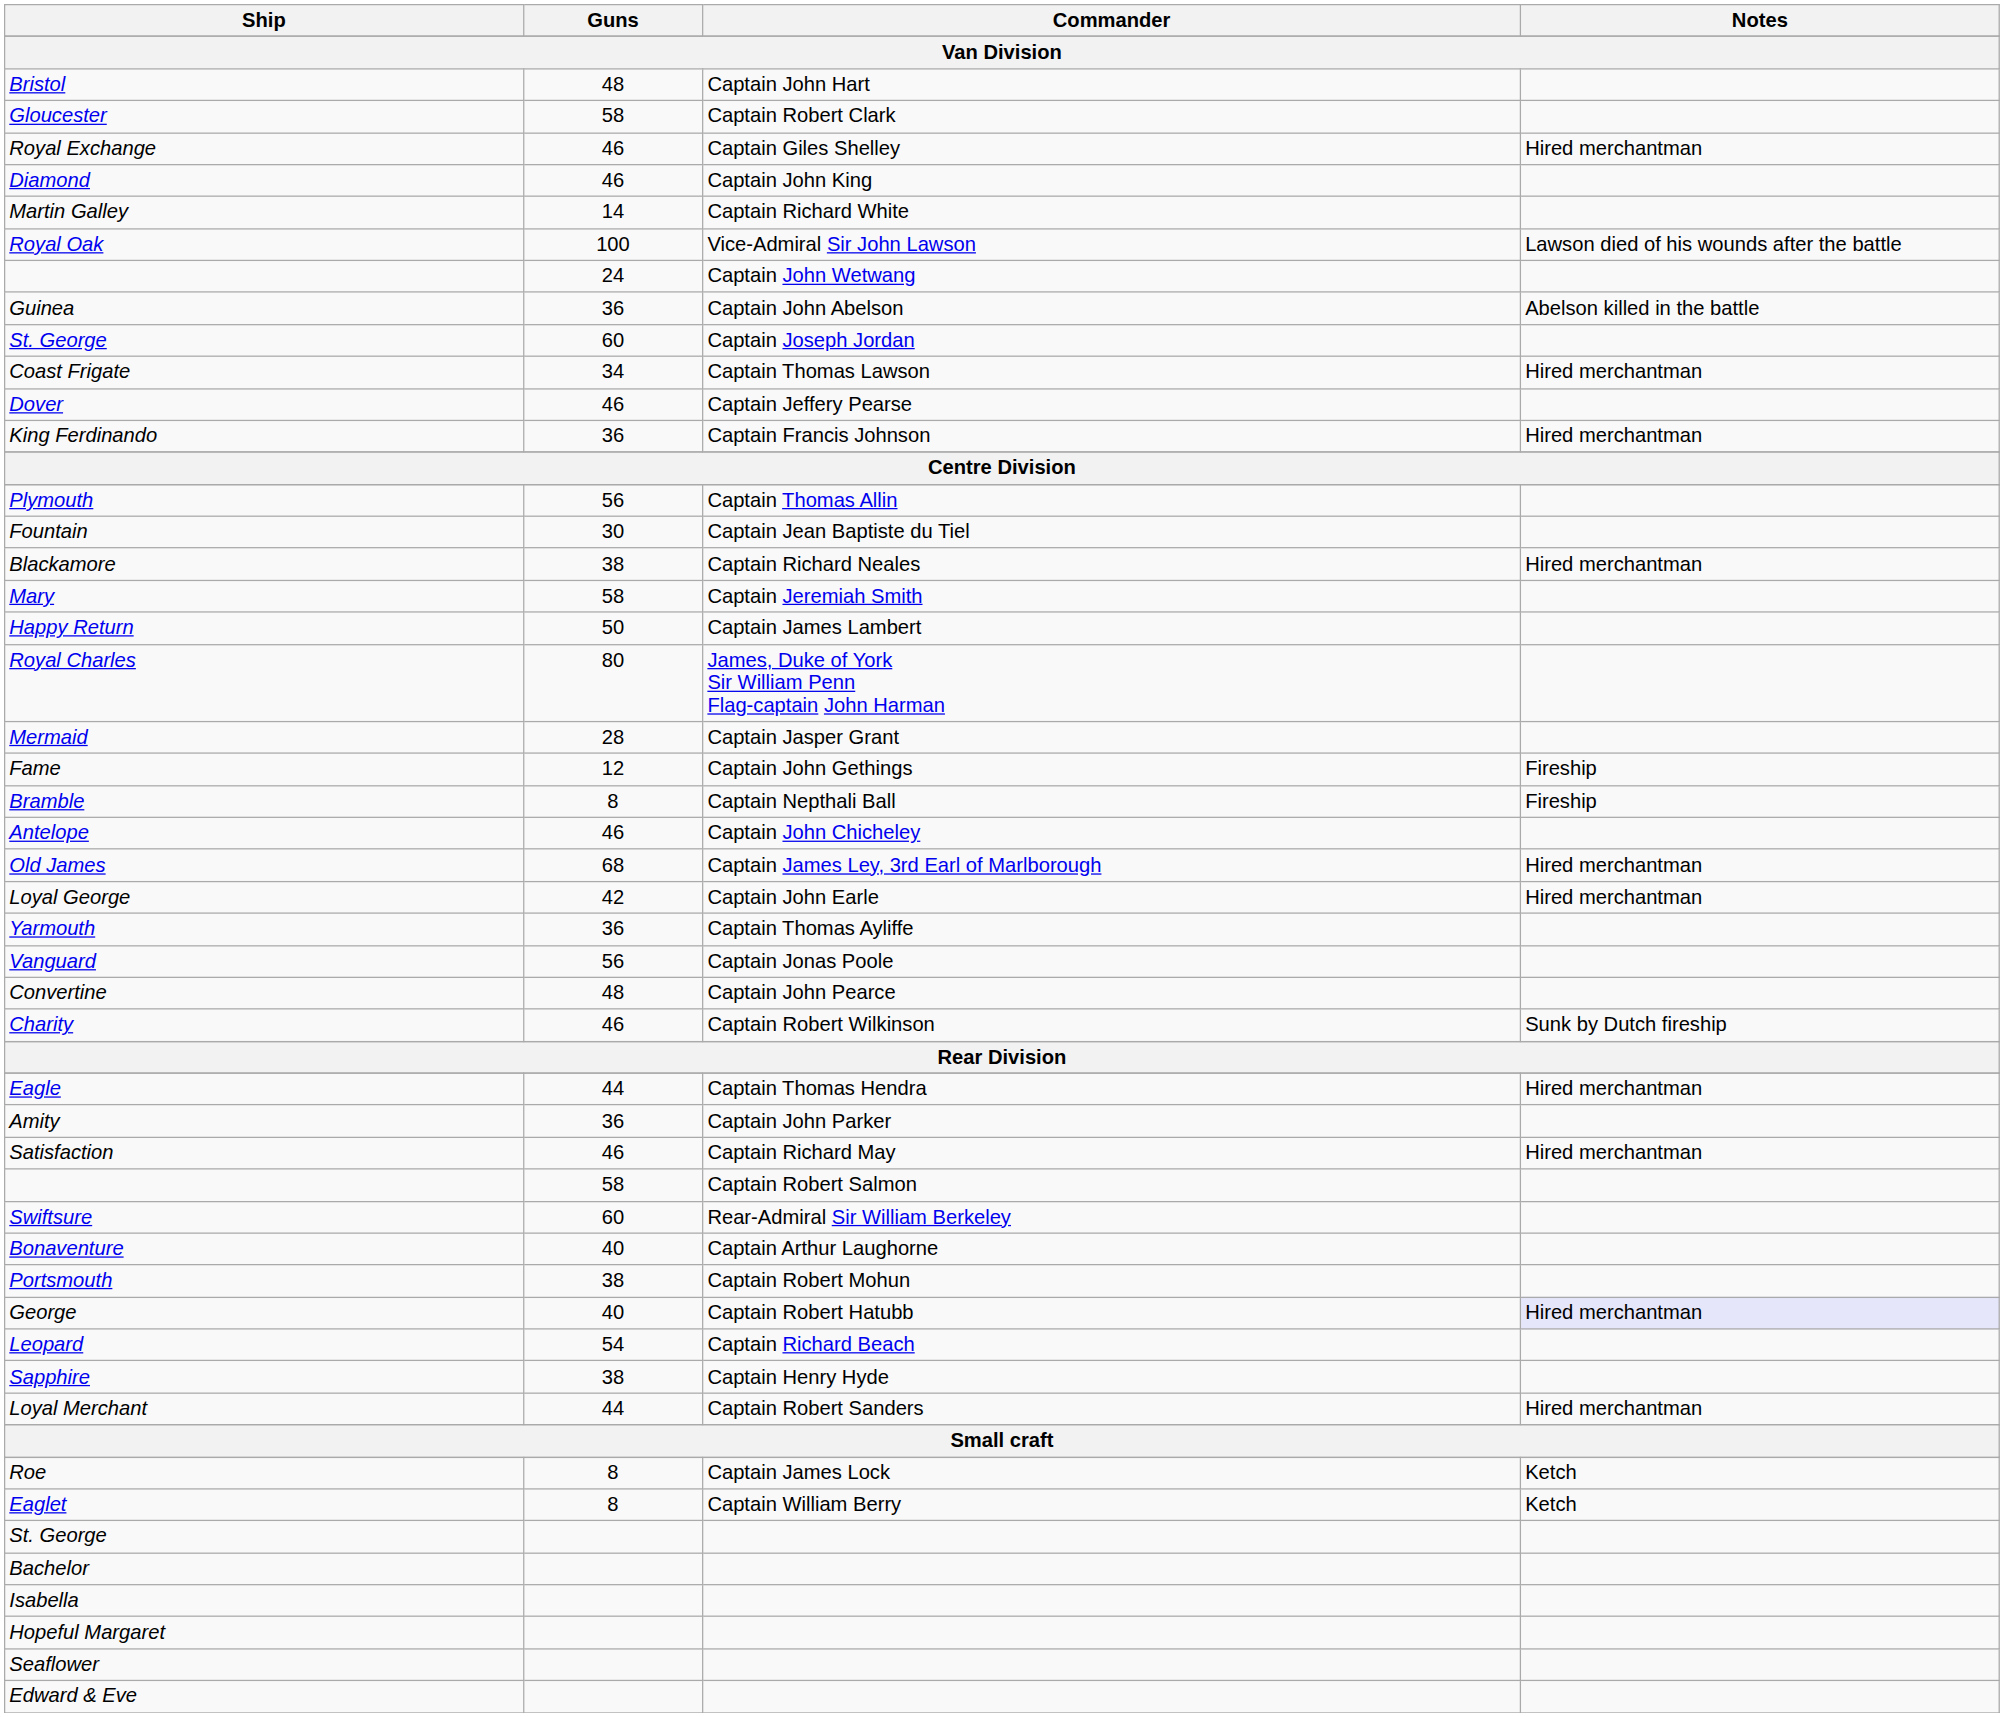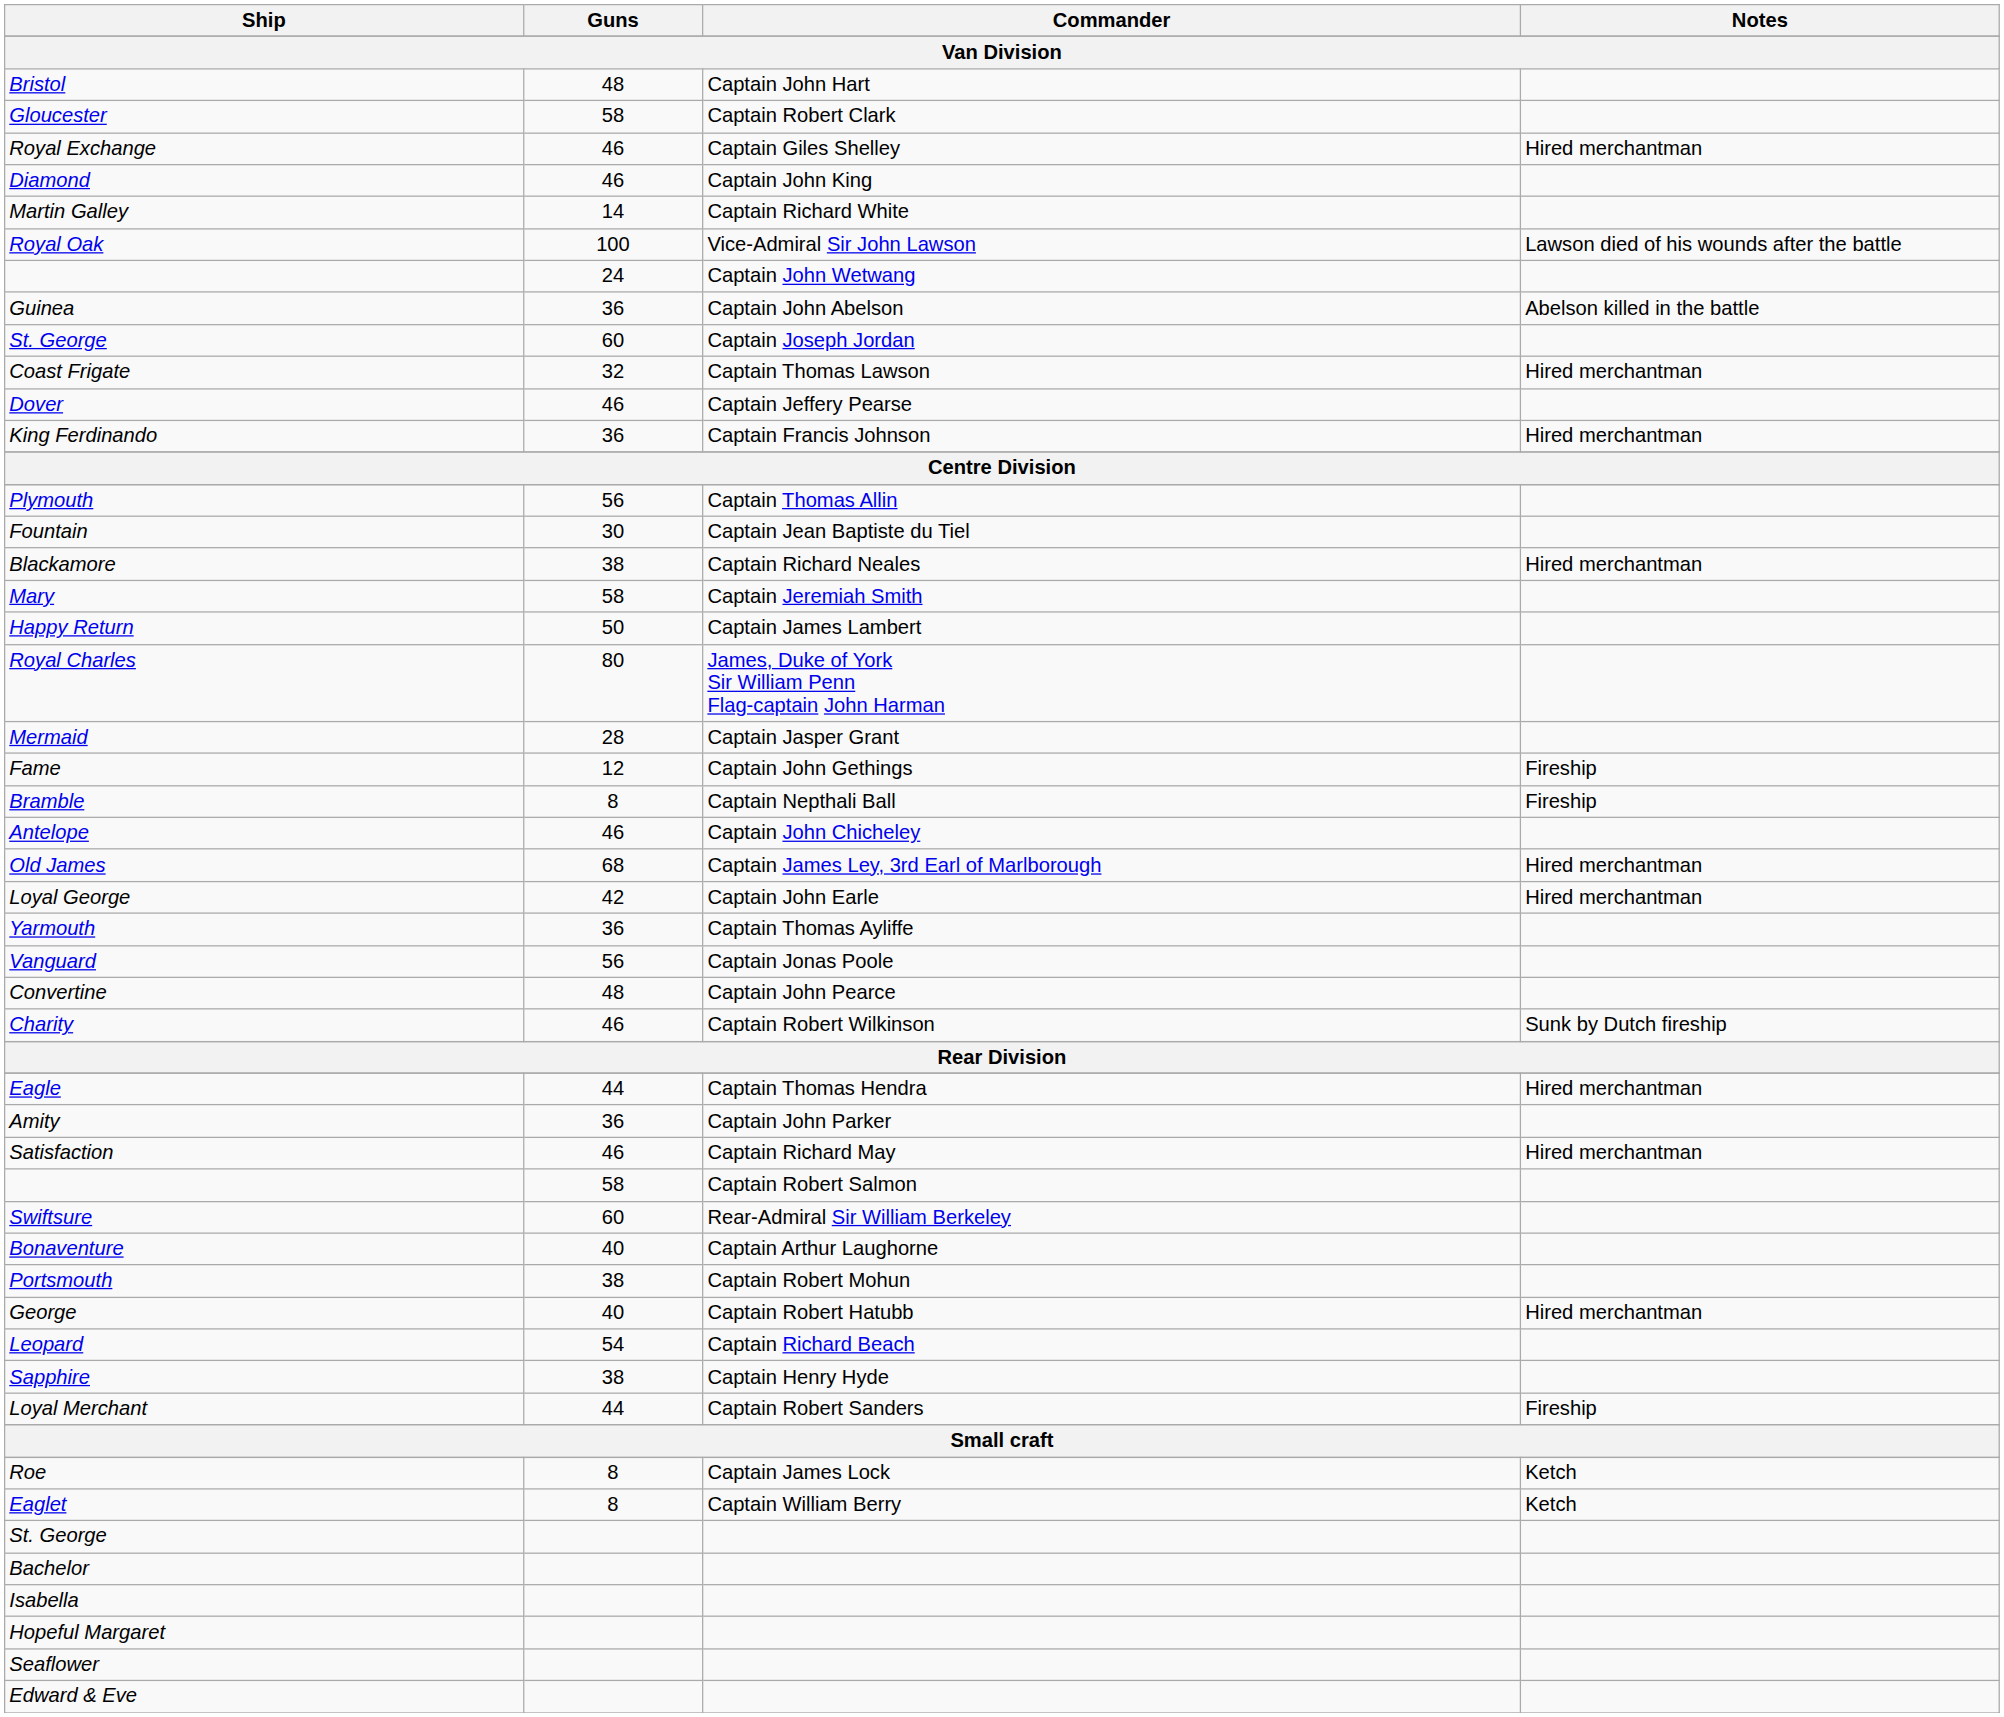(613, 372) 34 -> (613, 372) 32
(1614, 1312) lavender background -> (1614, 1312) no background
(1614, 1408) Hired merchantman -> (1561, 1408) Fireship
